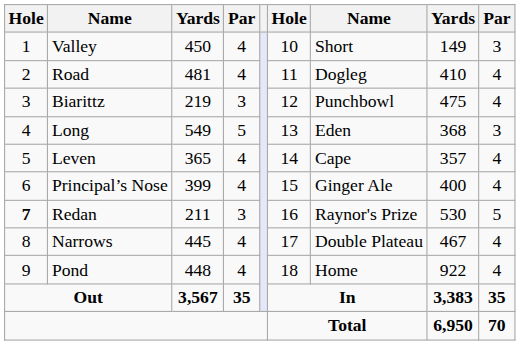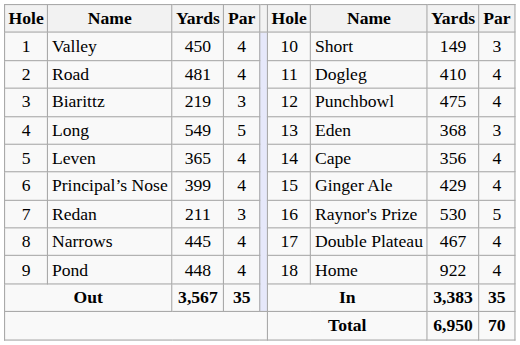(453, 158) 357 -> (453, 158) 356
(453, 185) 400 -> (453, 185) 429
(26, 213) bold -> (26, 213) normal
